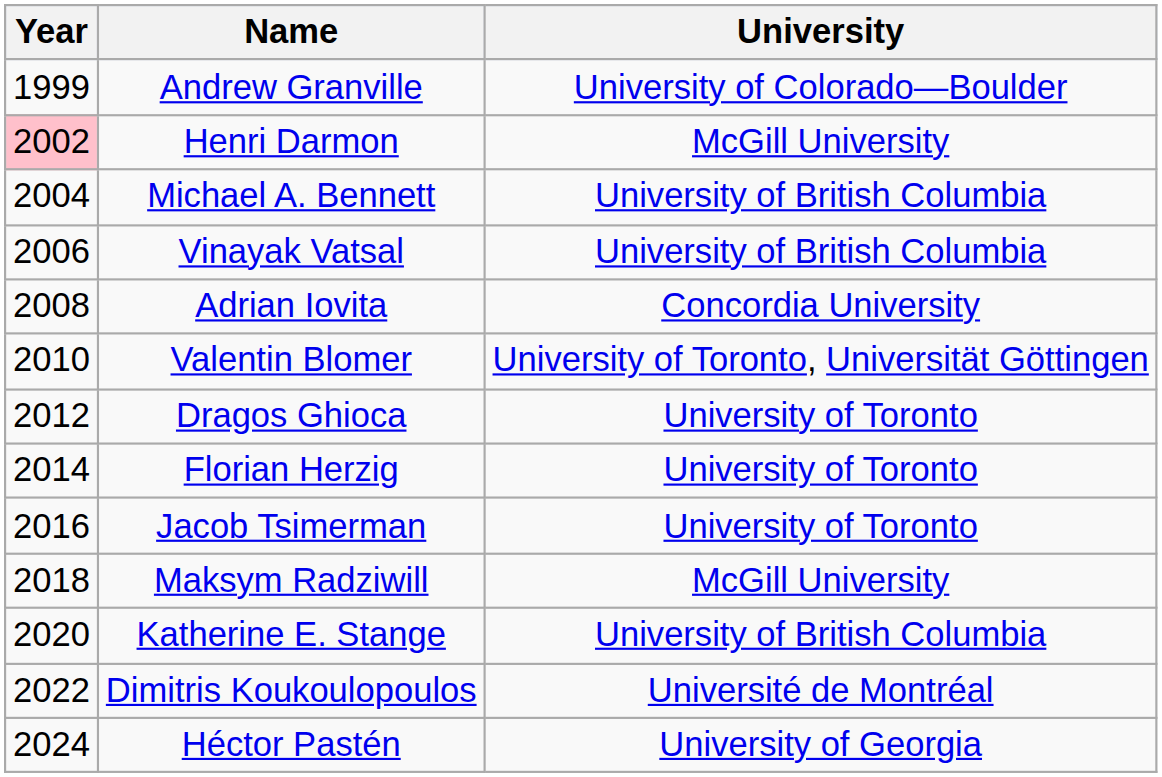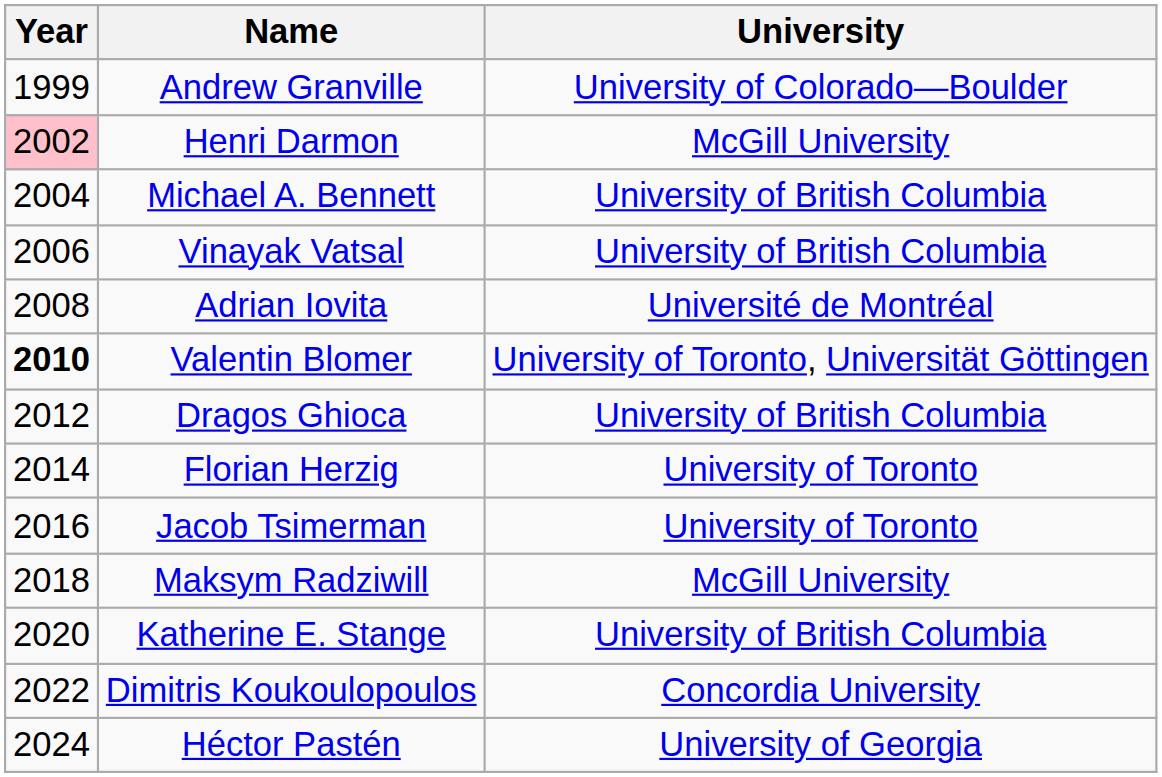(821, 305) Concordia University -> (821, 305) Université de Montréal
(51, 360) normal -> (51, 360) bold
(821, 415) University of Toronto -> (821, 415) University of British Columbia
(821, 689) Université de Montréal -> (821, 689) Concordia University
